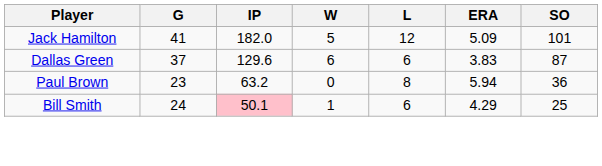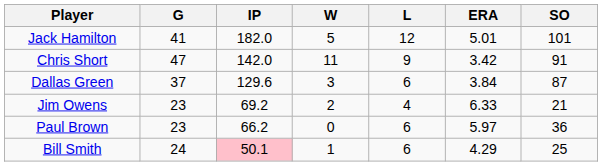(483, 37) 5.09 -> (483, 37) 5.01
+ row: (72, 60)
(331, 60) 6 -> (331, 82) 3
(483, 60) 3.83 -> (483, 82) 3.84
+ row: (72, 104)
(254, 82) 63.2 -> (254, 127) 66.2
(407, 82) 8 -> (407, 127) 6
(483, 82) 5.94 -> (483, 127) 5.97
